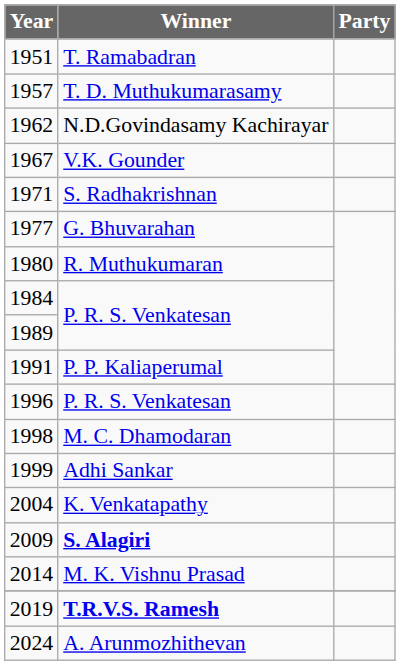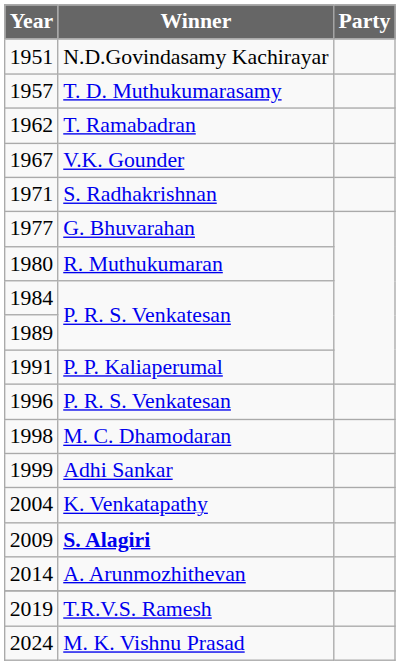(130, 56) T. Ramabadran -> (196, 56) N.D.Govindasamy Kachirayar
(196, 125) N.D.Govindasamy Kachirayar -> (130, 125) T. Ramabadran
(154, 573) M. K. Vishnu Prasad -> (155, 573) A. Arunmozhithevan
(141, 608) bold -> (138, 608) normal
(155, 642) A. Arunmozhithevan -> (154, 642) M. K. Vishnu Prasad
